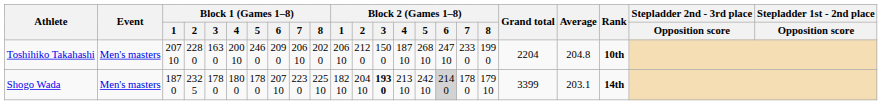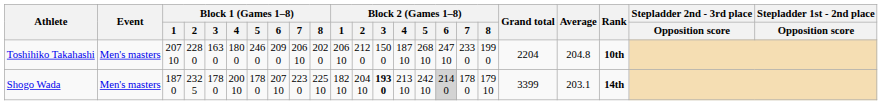(236, 55) 200 10 -> (236, 55) 180 0
(236, 85) 180 0 -> (236, 85) 200 10
